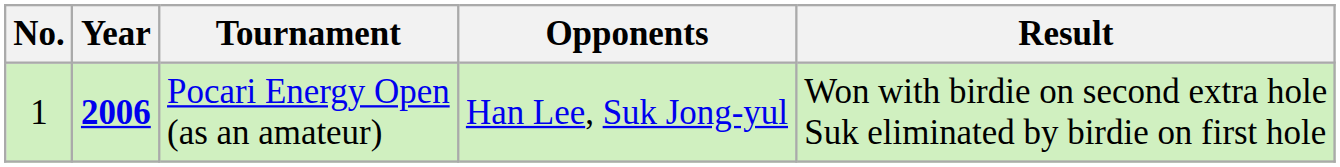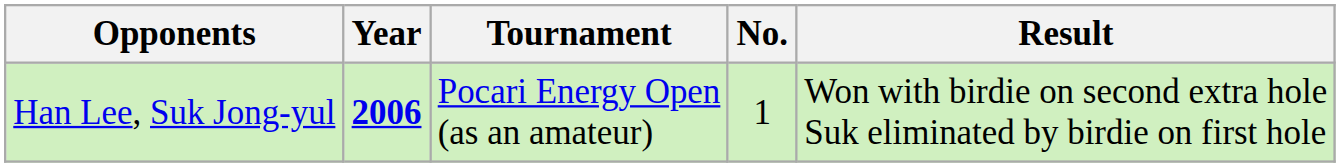columns swapped: (39, 33) <-> (627, 33)
